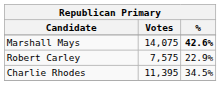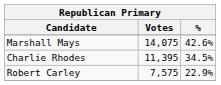(199, 43) bold -> (199, 43) normal
rows swapped: (46, 73) <-> (43, 58)
